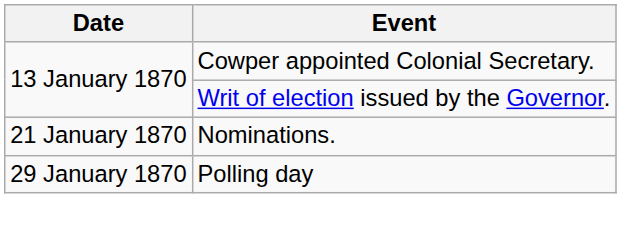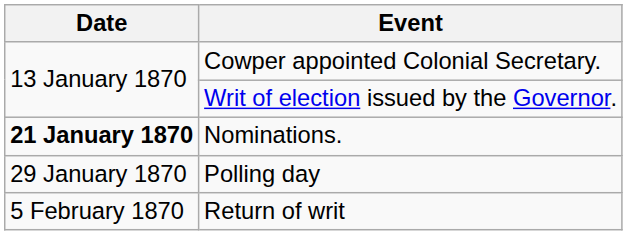(98, 135) normal -> (102, 135) bold
+ row: (275, 211)
